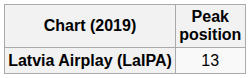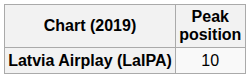(210, 60) 13 -> (210, 60) 10
